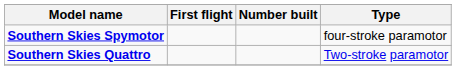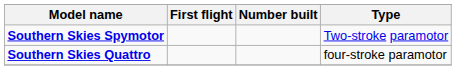(385, 35) four-stroke paramotor -> (386, 35) Two-stroke paramotor
(386, 55) Two-stroke paramotor -> (385, 55) four-stroke paramotor
